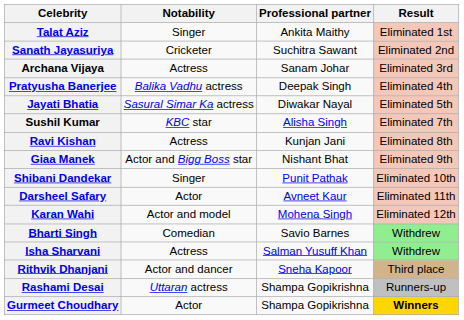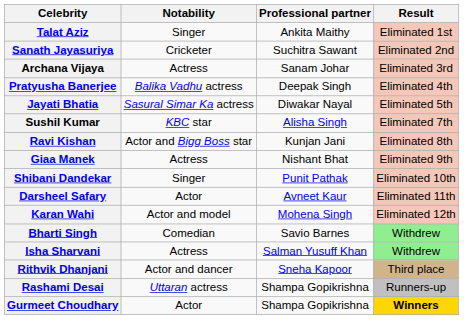(189, 141) Actress -> (189, 141) Actor and Bigg Boss star
(189, 159) Actor and Bigg Boss star -> (189, 159) Actress
